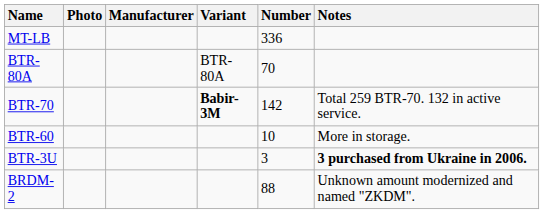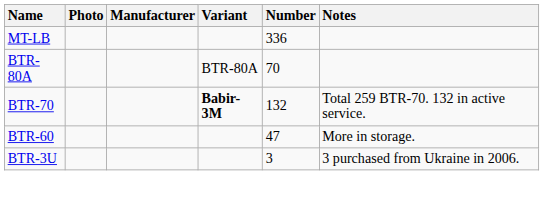(272, 106) 142 -> (276, 106) 132
(268, 136) 10 -> (273, 136) 47
(422, 158) bold -> (421, 158) normal
- row: (31, 189)
